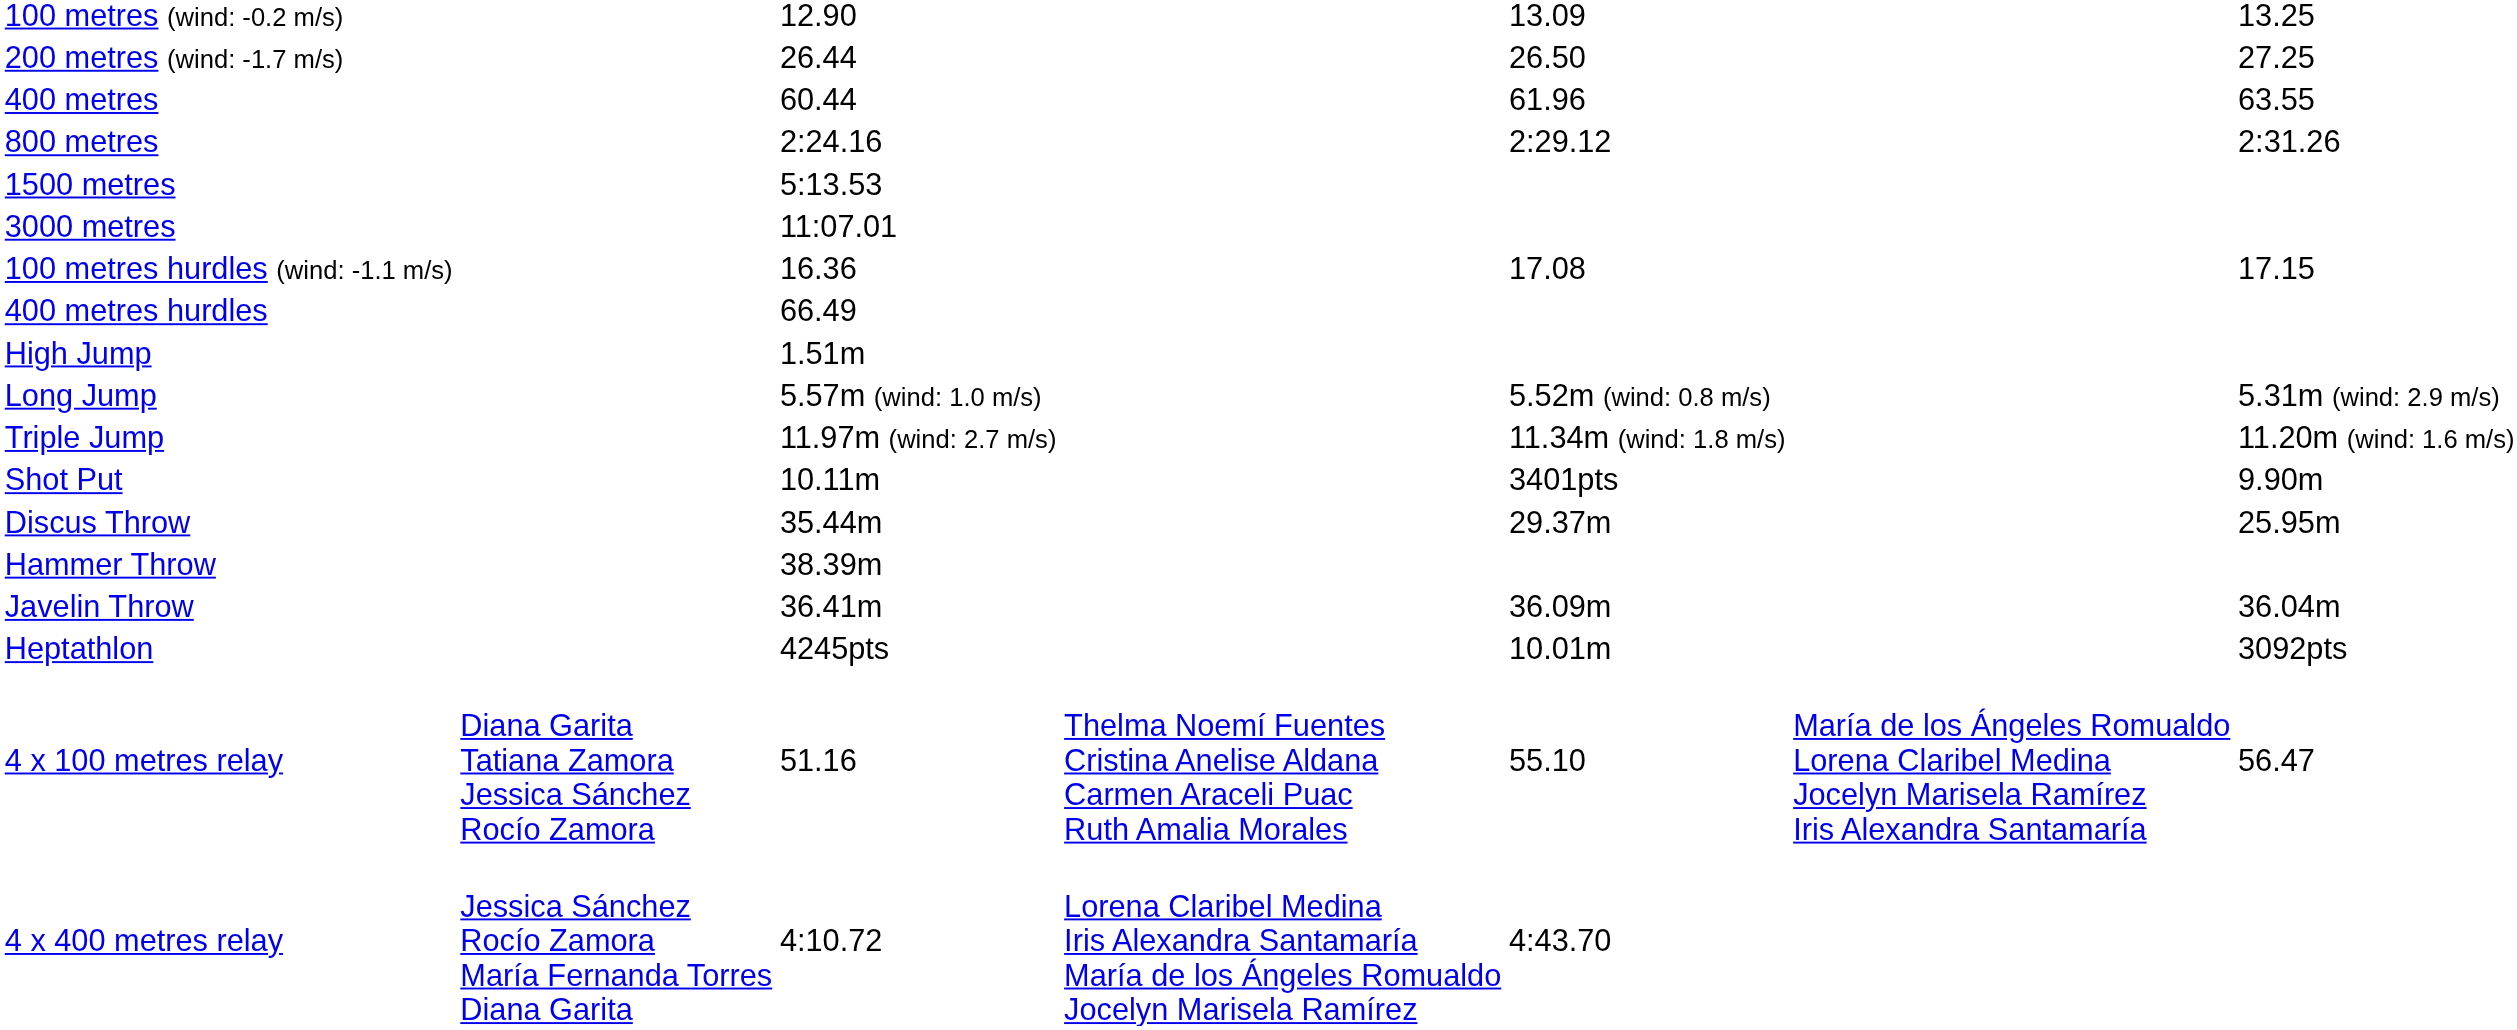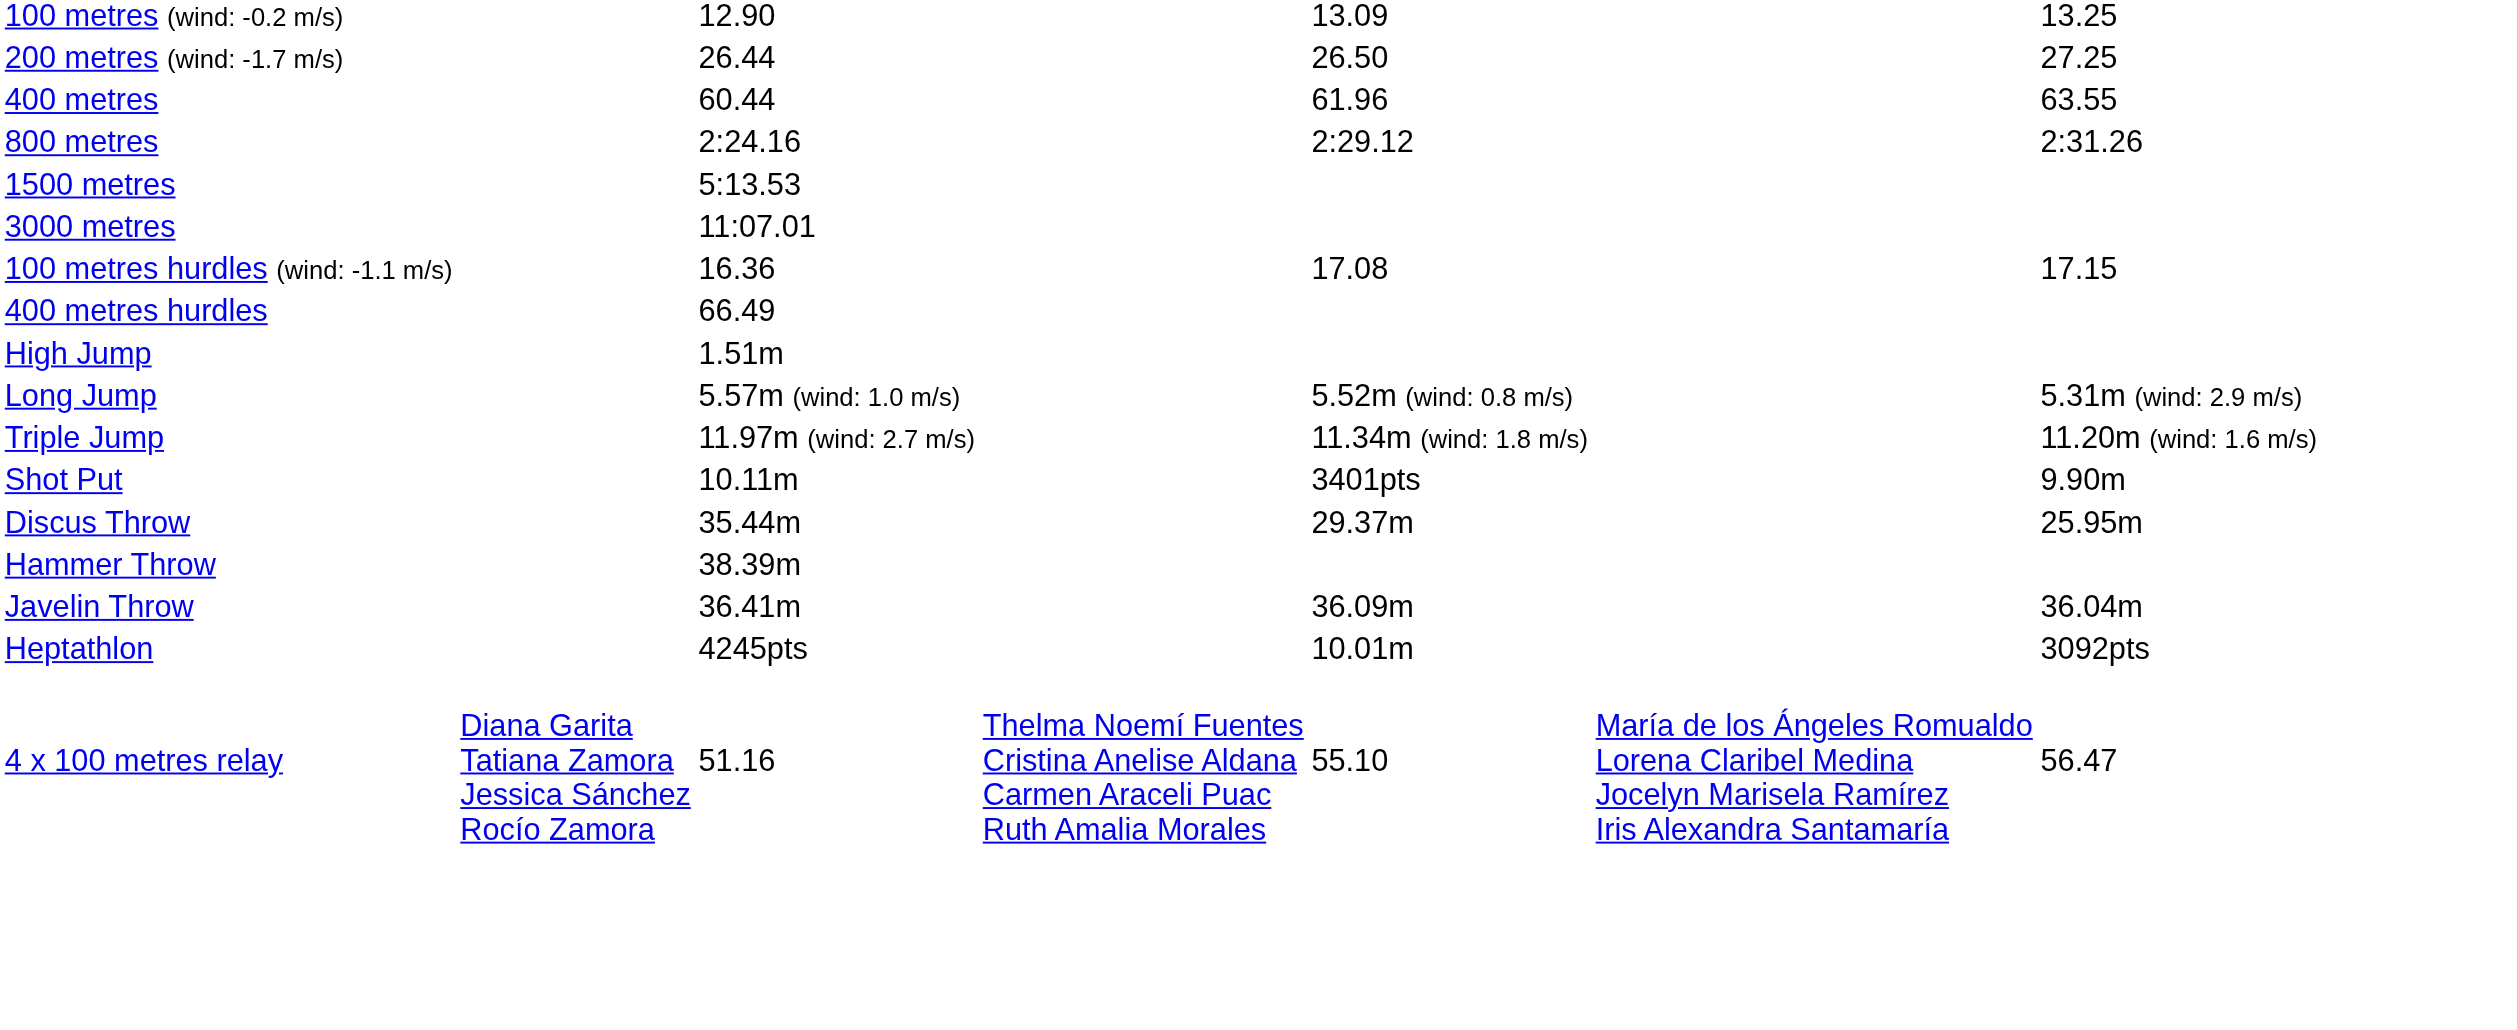- row: (144, 941)
